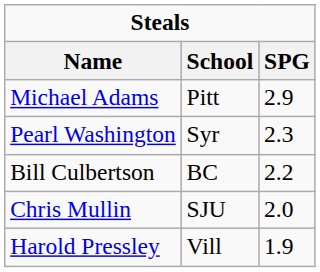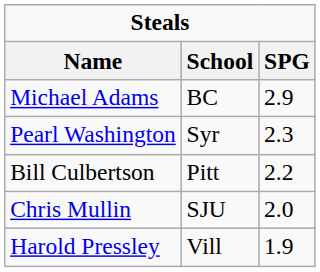(203, 97) Pitt -> (202, 97) BC
(202, 172) BC -> (203, 172) Pitt
